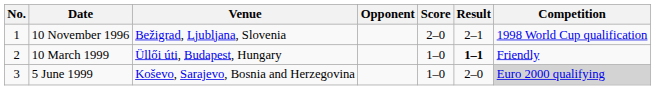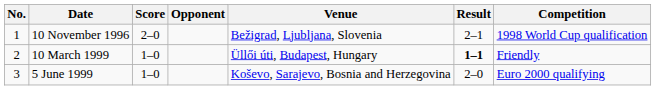columns swapped: (245, 14) <-> (436, 14)
(551, 74) lightgrey background -> (551, 74) no background
